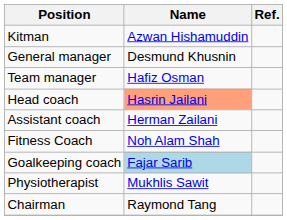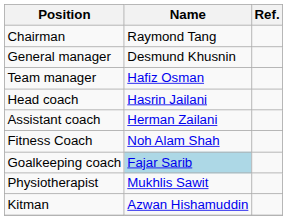rows swapped: (36, 204) <-> (28, 36)
(167, 99) lightsalmon background -> (167, 99) no background
